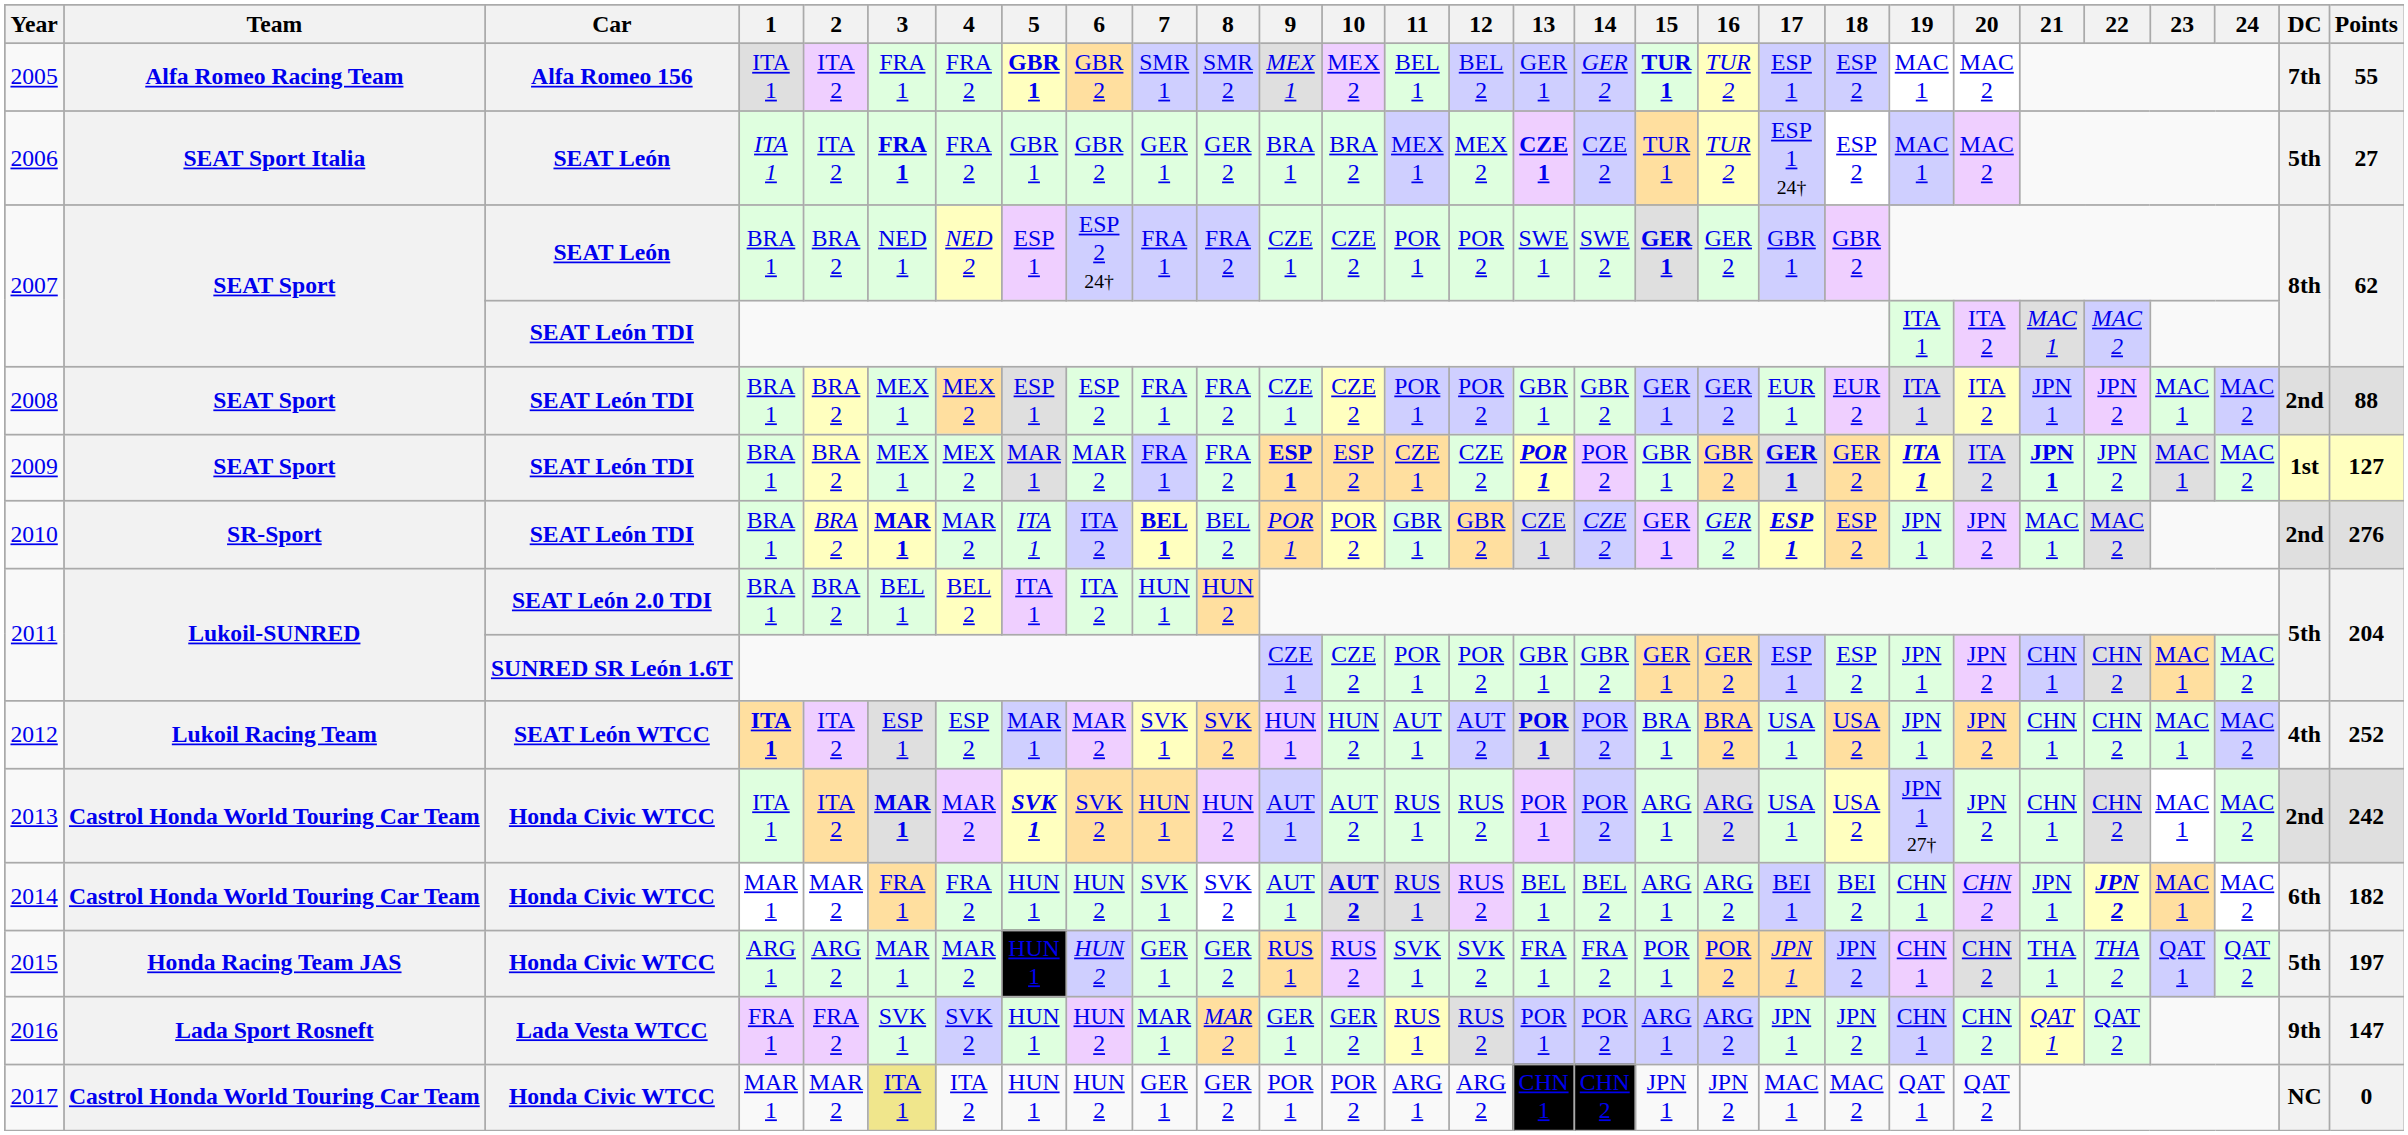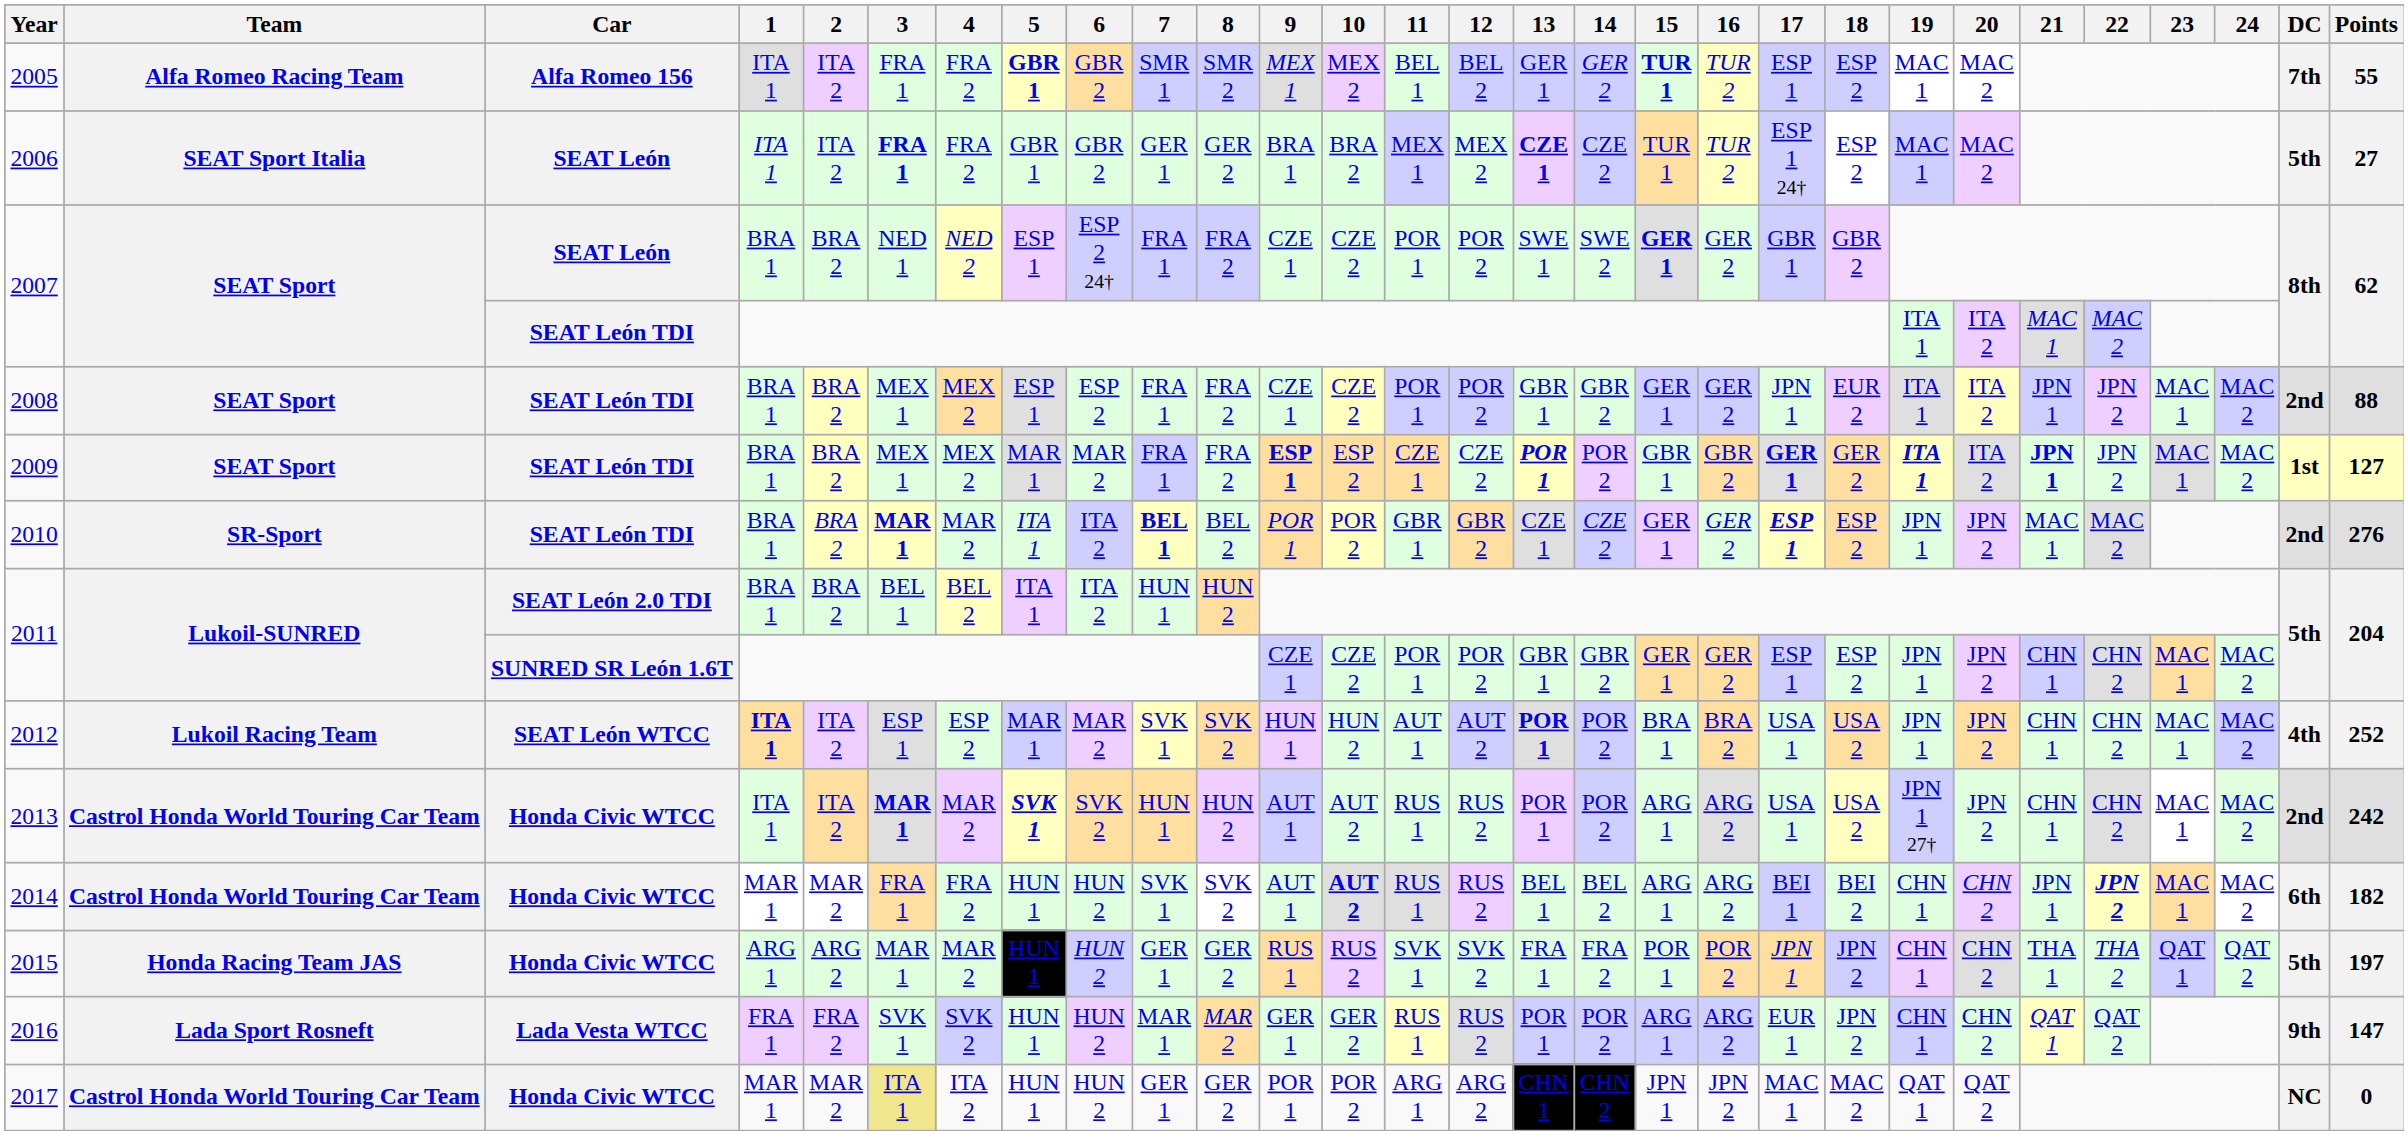(1791, 399) EUR 1 -> (1791, 399) JPN 1
(1791, 1029) JPN 1 -> (1791, 1029) EUR 1
